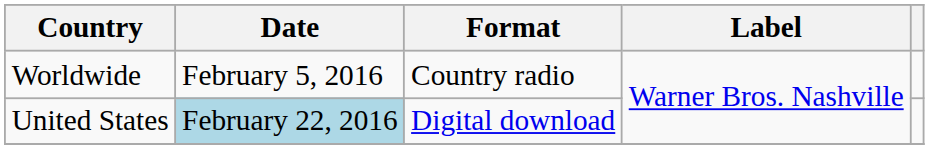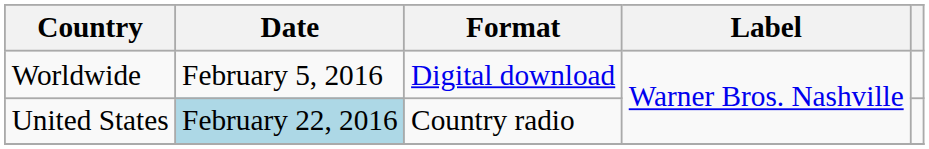(493, 74) Country radio -> (513, 74) Digital download
(513, 120) Digital download -> (493, 120) Country radio
